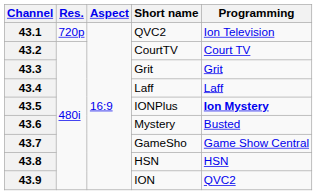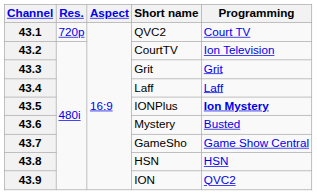(239, 32) Ion Television -> (227, 32) Court TV
(227, 50) Court TV -> (239, 50) Ion Television
